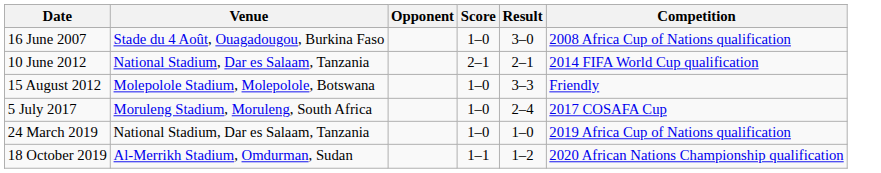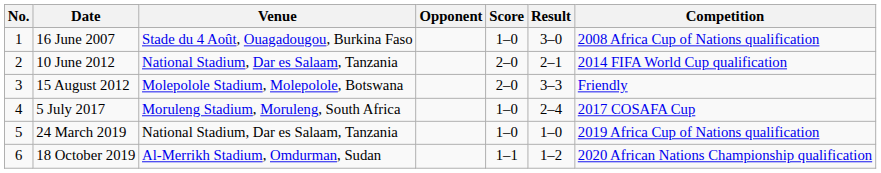+ column: (19, 16)
(478, 62) 2–1 -> (507, 62) 2–0
(478, 86) 1–0 -> (507, 86) 2–0
